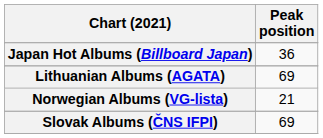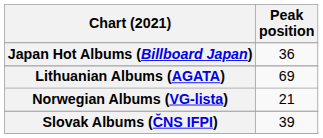(287, 122) 69 -> (287, 122) 39
